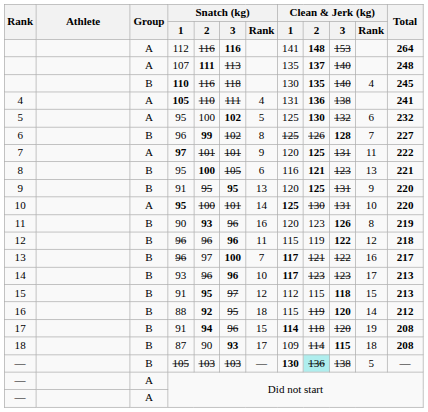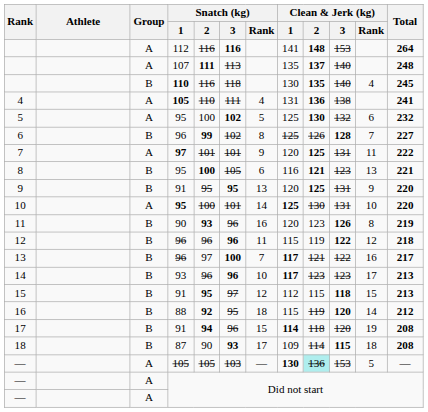(149, 363) B -> (149, 363) A
(207, 363) 103 -> (207, 363) 105
(342, 363) 138 -> (342, 363) 153
